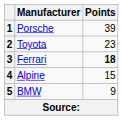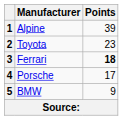(35, 28) Porsche -> (31, 28) Alpine
(31, 76) Alpine -> (35, 76) Porsche
(110, 76) 15 -> (110, 76) 17
